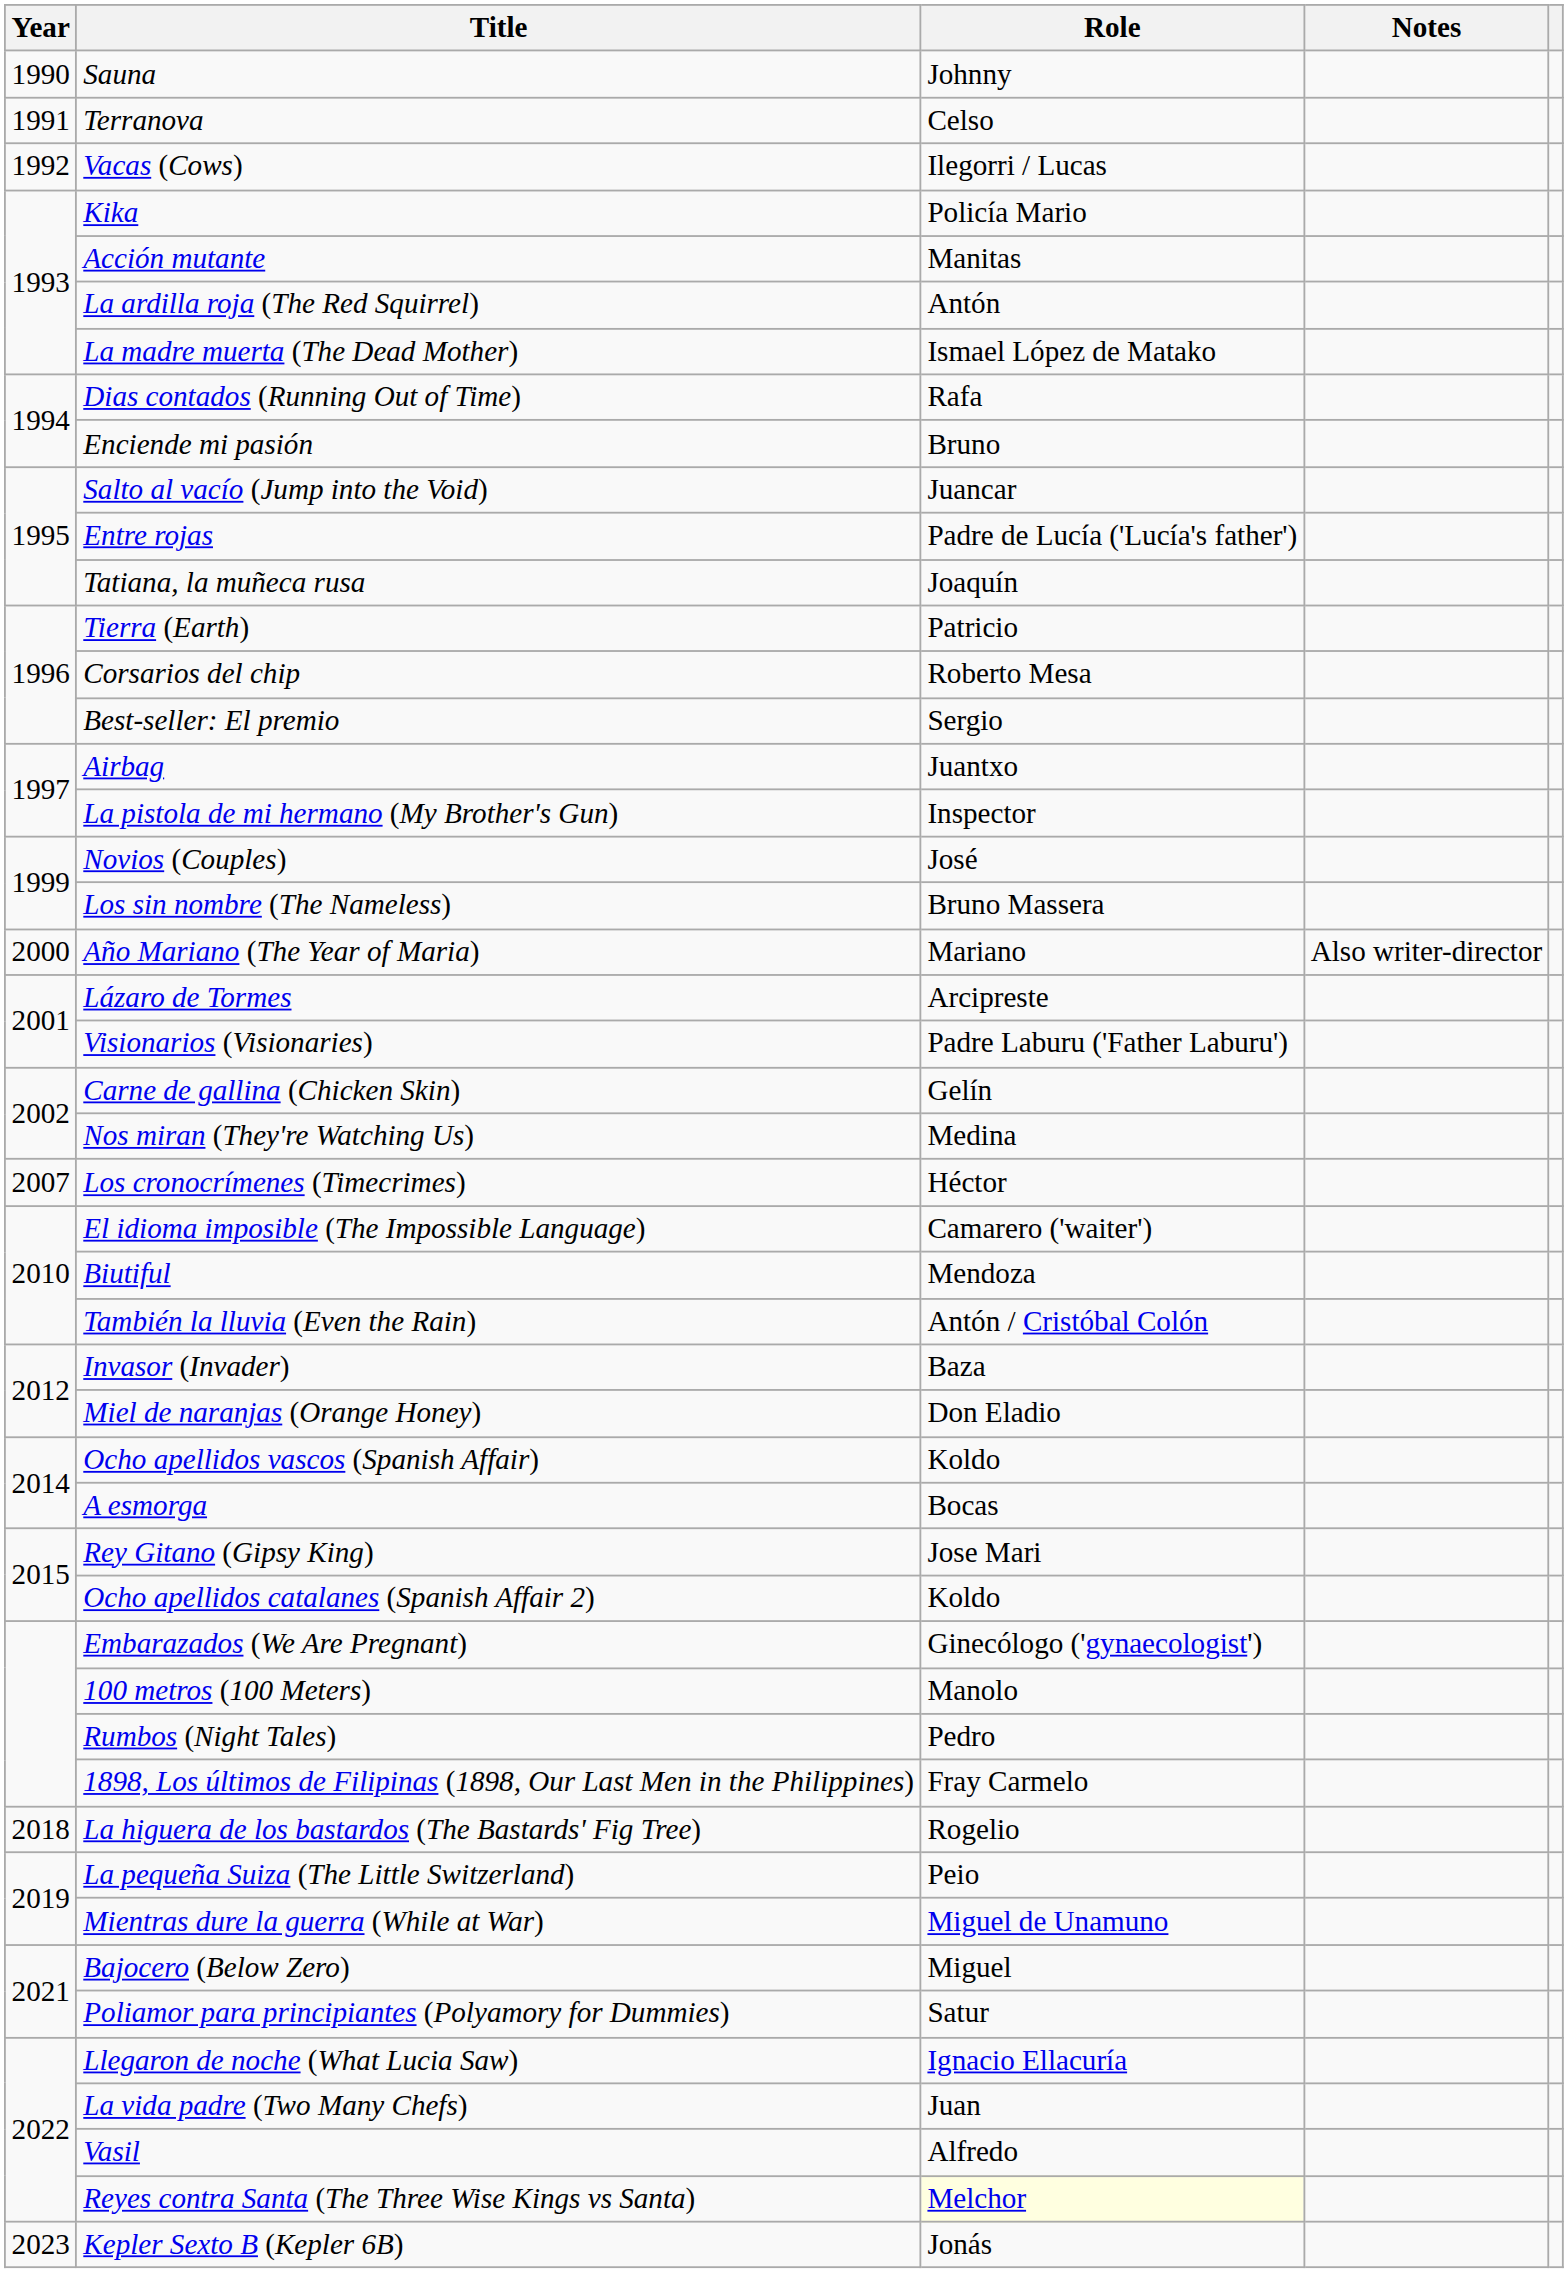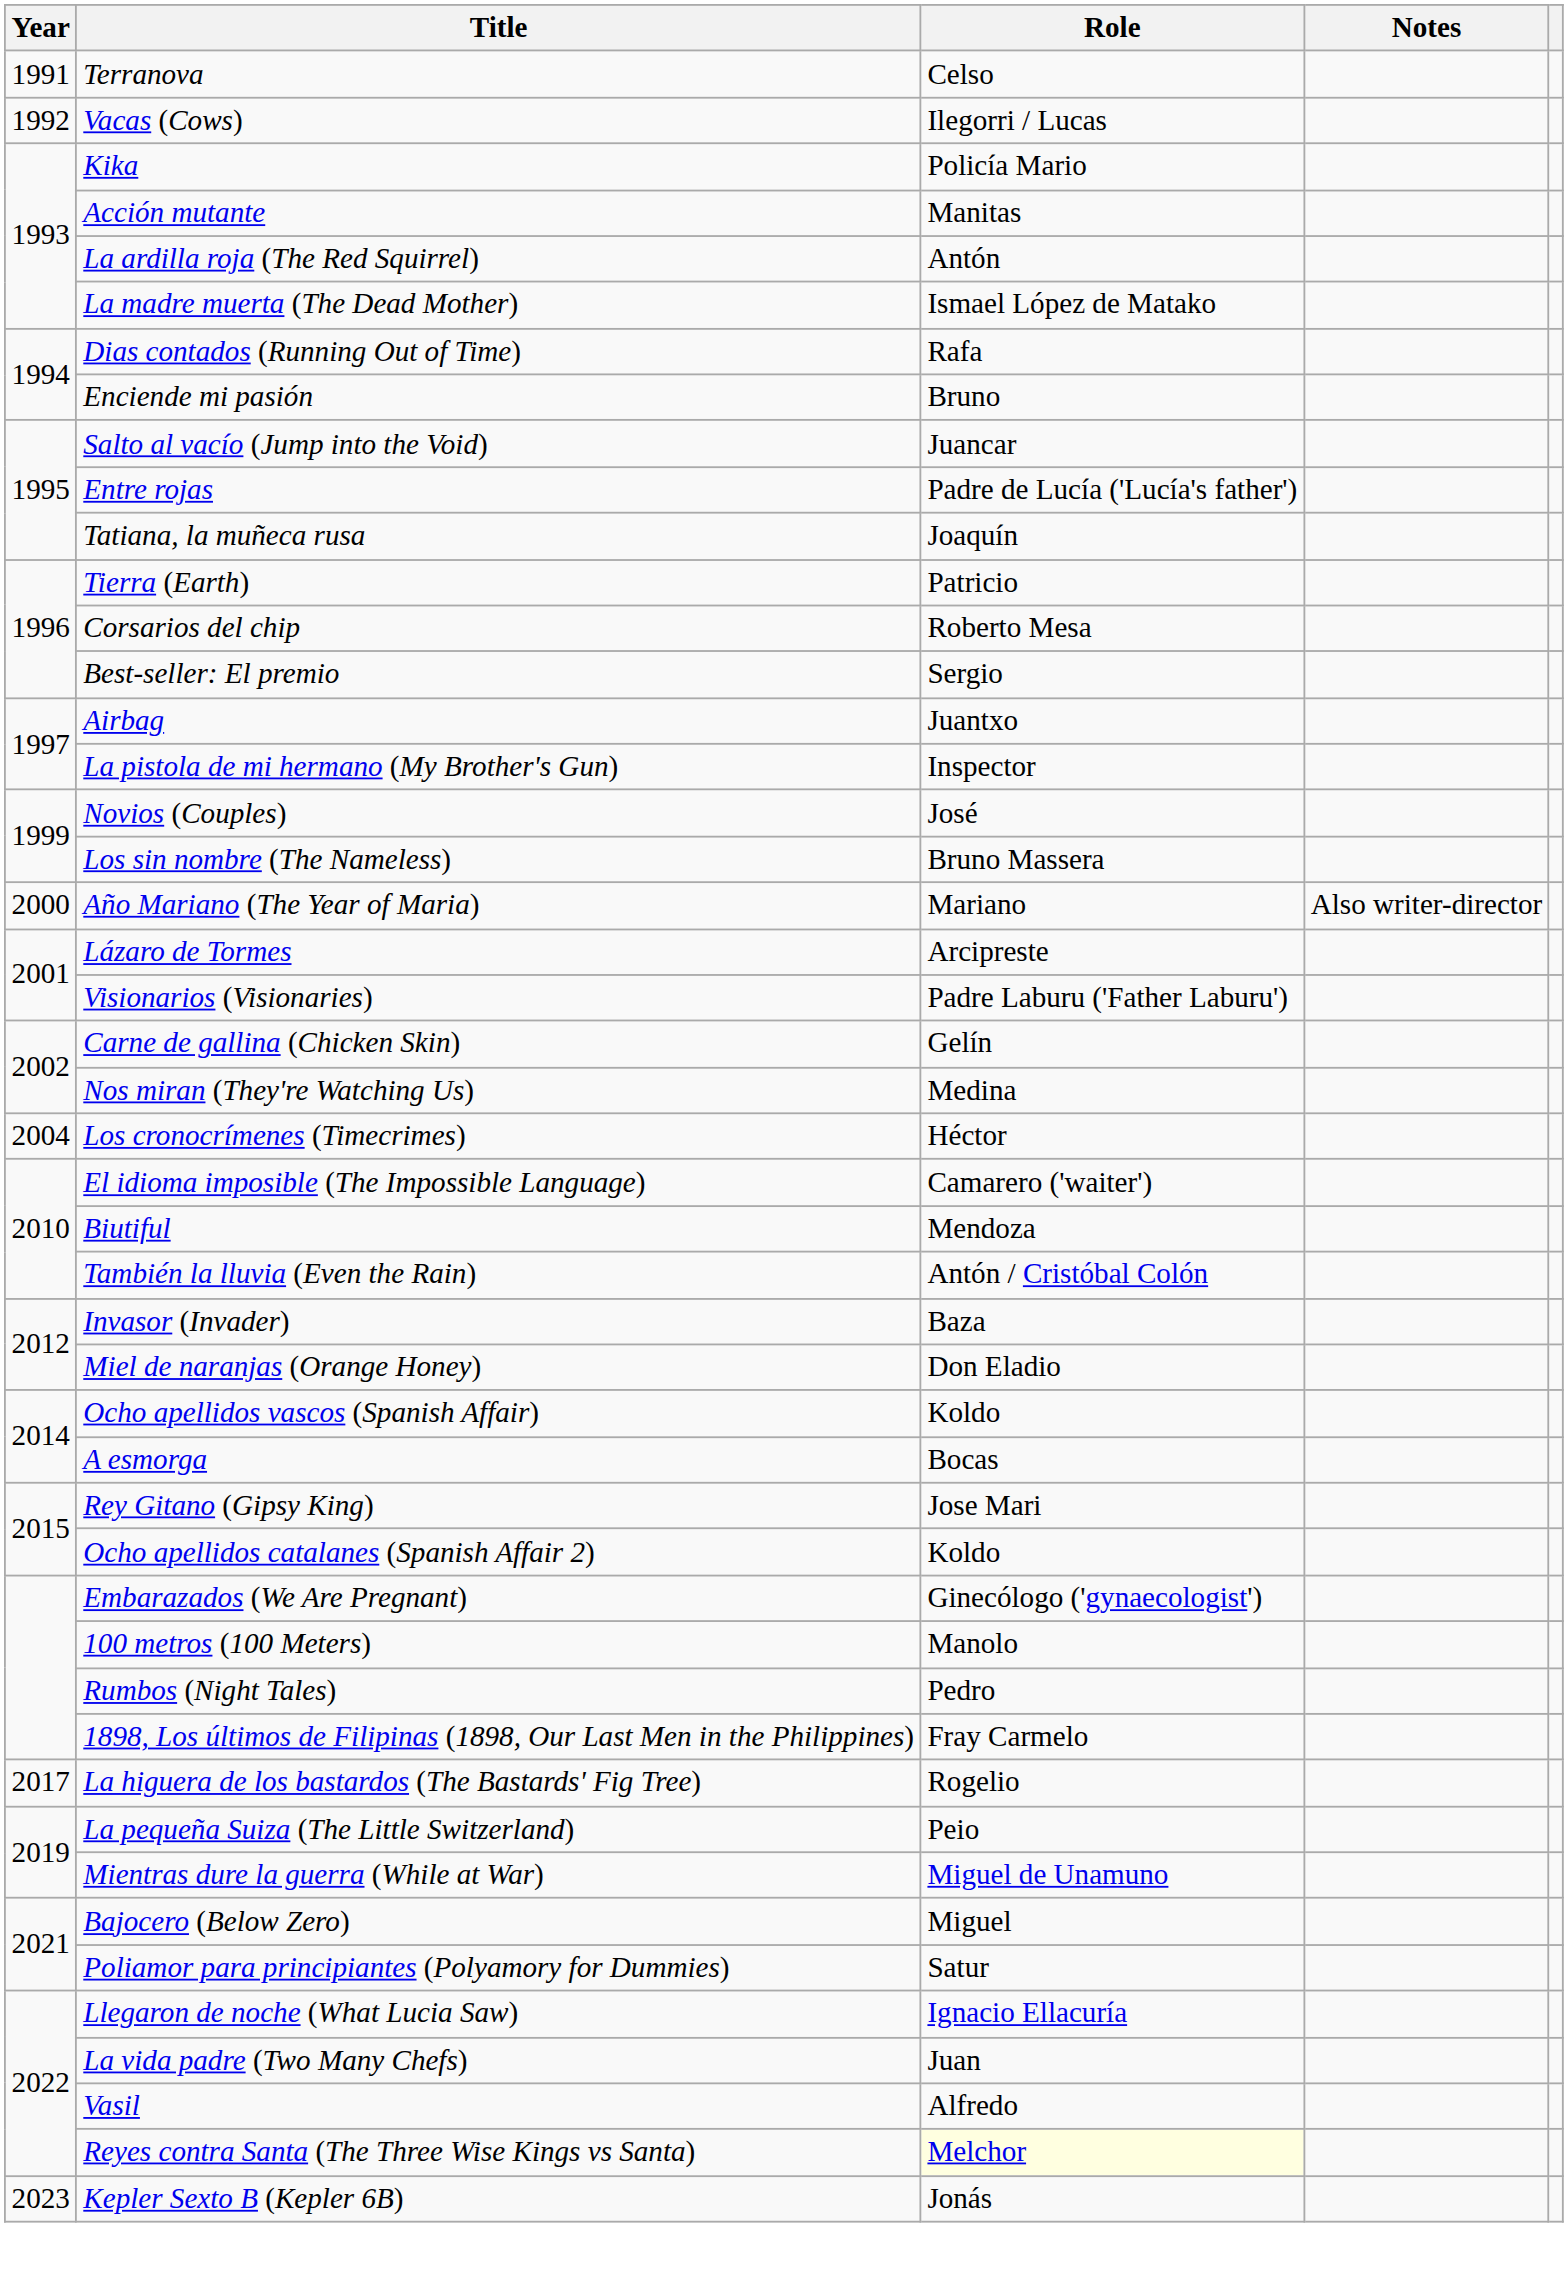- row: (120, 73)
(41, 1182) 2007 -> (41, 1135) 2004
(41, 1828) 2018 -> (41, 1782) 2017
